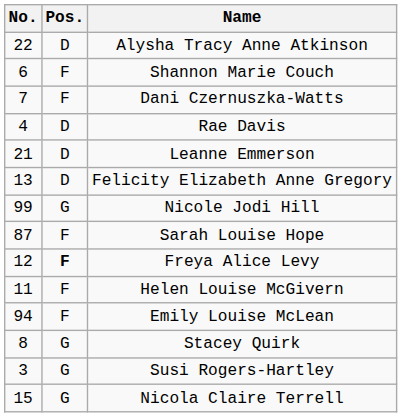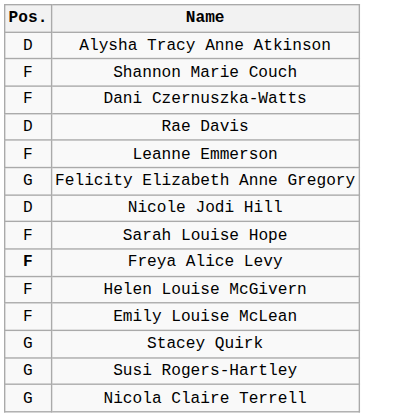- column: (23, 18)
(65, 154) D -> (28, 154) F
(65, 181) D -> (28, 181) G
(65, 208) G -> (28, 208) D
